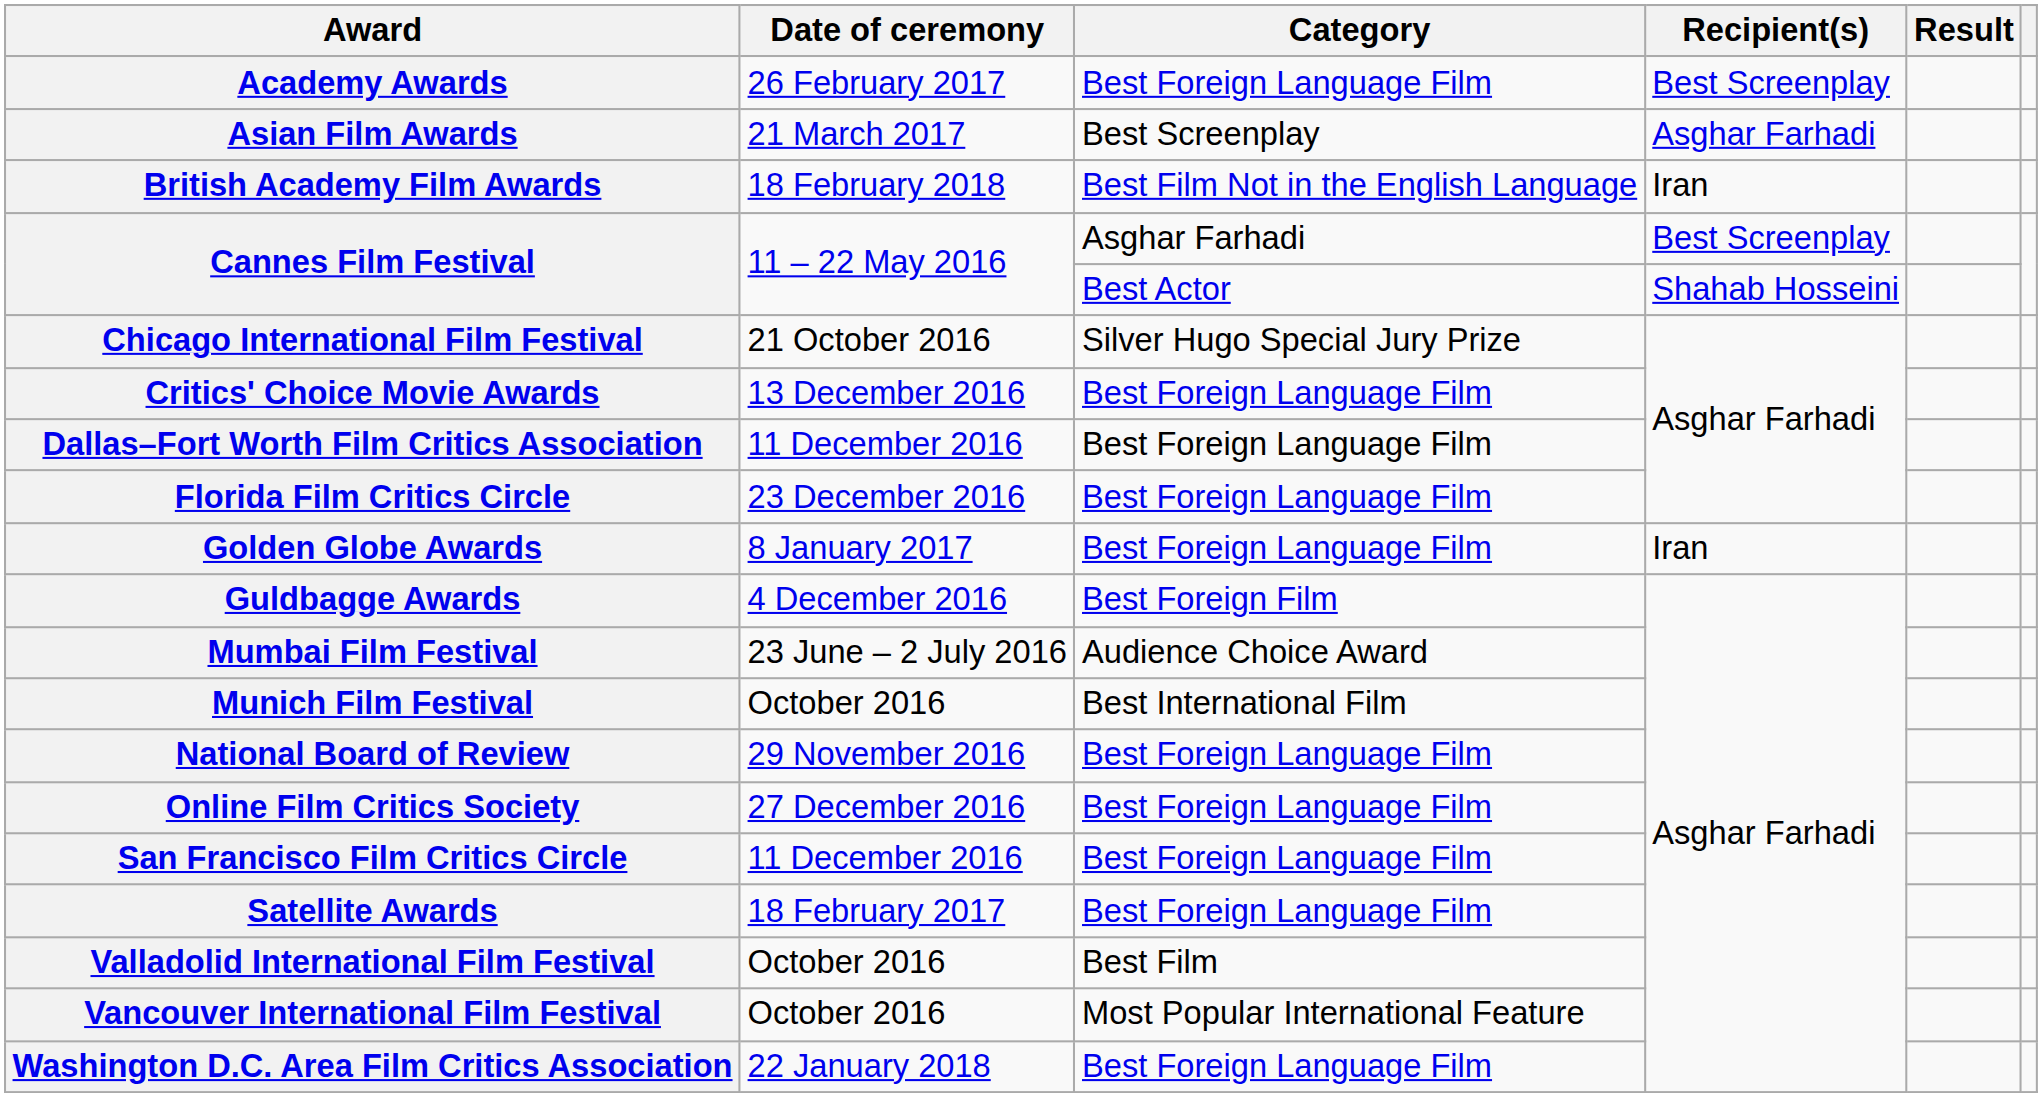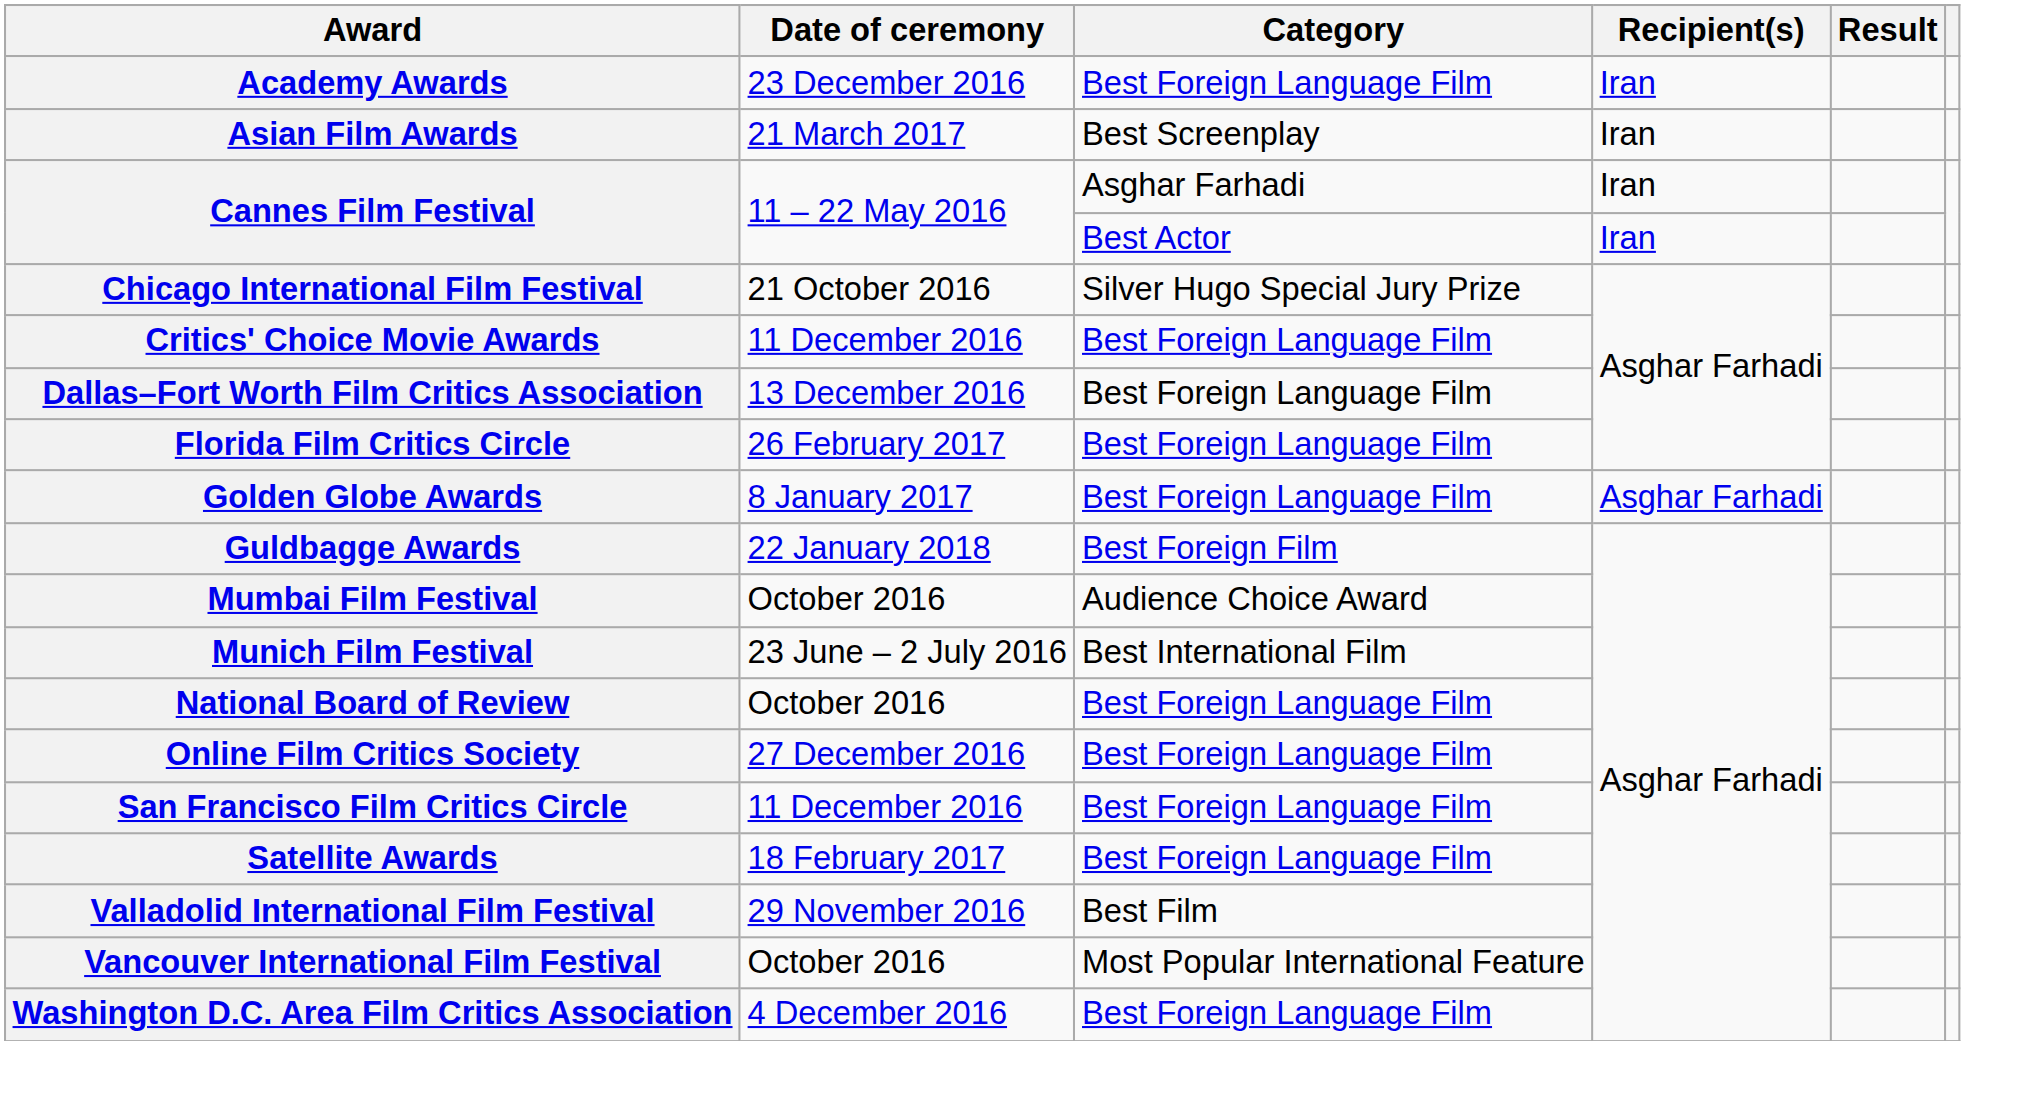(876, 82) 26 February 2017 -> (886, 82) 23 December 2016
(1771, 82) Best Screenplay -> (1628, 82) Iran
(1764, 133) Asghar Farhadi -> (1628, 133) Iran
- row: (373, 185)
(1771, 237) Best Screenplay -> (1628, 185) Iran
(1776, 289) Shahab Hosseini -> (1628, 237) Iran
(886, 392) 13 December 2016 -> (885, 340) 11 December 2016
(885, 444) 11 December 2016 -> (886, 392) 13 December 2016
(886, 496) 23 December 2016 -> (876, 444) 26 February 2017
(1680, 548) Iran -> (1711, 496) Asghar Farhadi
(877, 599) 4 December 2016 -> (869, 548) 22 January 2018
(907, 651) 23 June – 2 July 2016 -> (846, 599) October 2016
(846, 703) October 2016 -> (907, 651) 23 June – 2 July 2016
(886, 755) 29 November 2016 -> (846, 703) October 2016
(846, 962) October 2016 -> (886, 910) 29 November 2016
(869, 1065) 22 January 2018 -> (877, 1013) 4 December 2016
